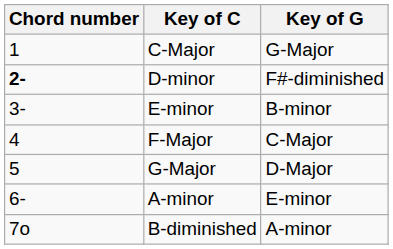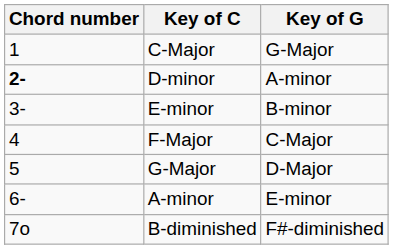(325, 79) F#-diminished -> (299, 79) A-minor
(299, 229) A-minor -> (325, 229) F#-diminished
